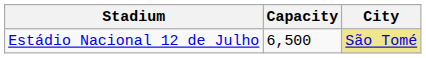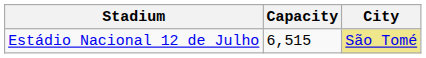(289, 41) 6,500 -> (289, 41) 6,515
